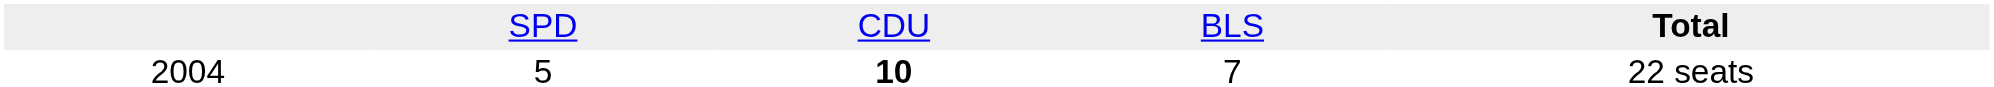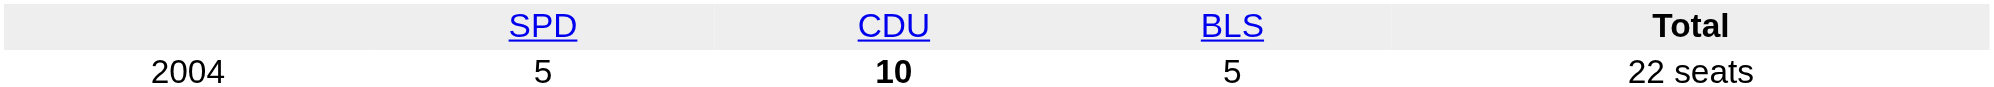(1232, 72) 7 -> (1232, 72) 5
